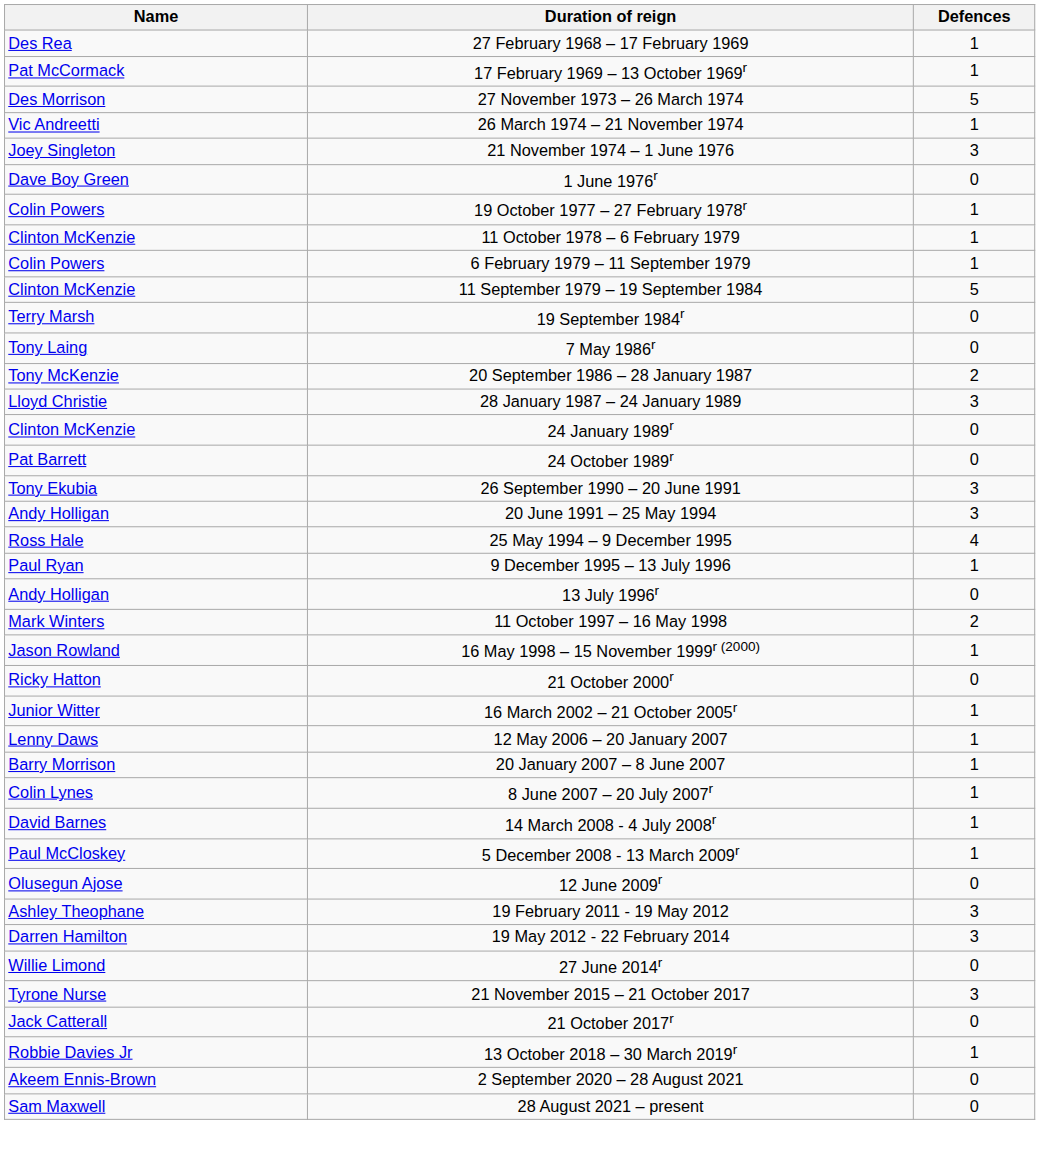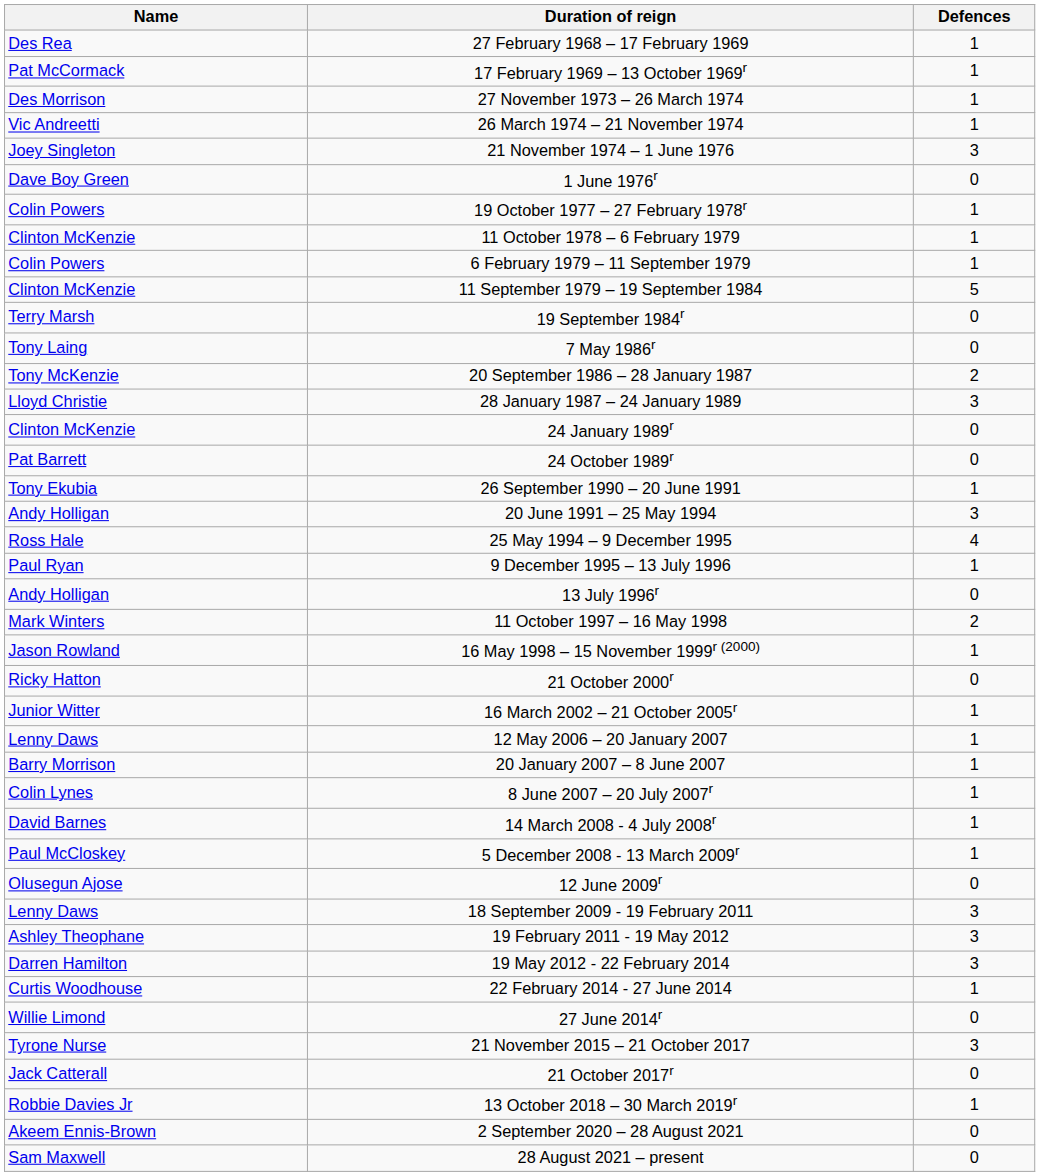(974, 99) 5 -> (974, 99) 1
(974, 488) 3 -> (974, 488) 1
+ row: (611, 911)
+ row: (611, 989)
